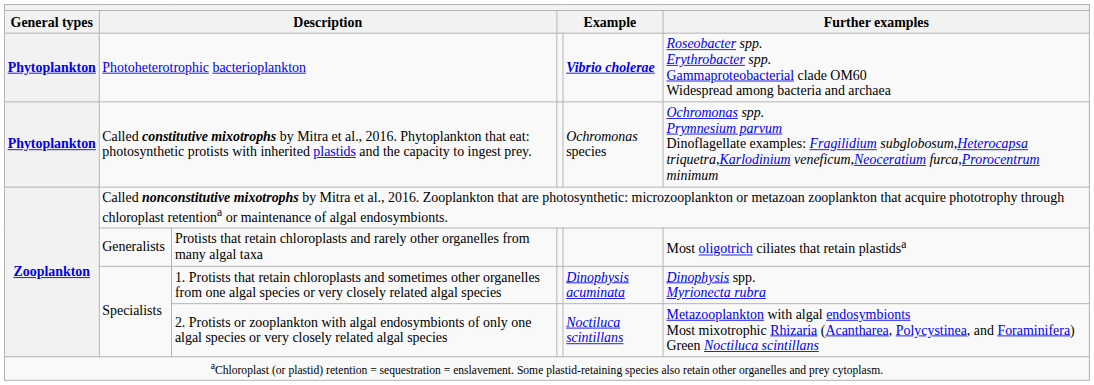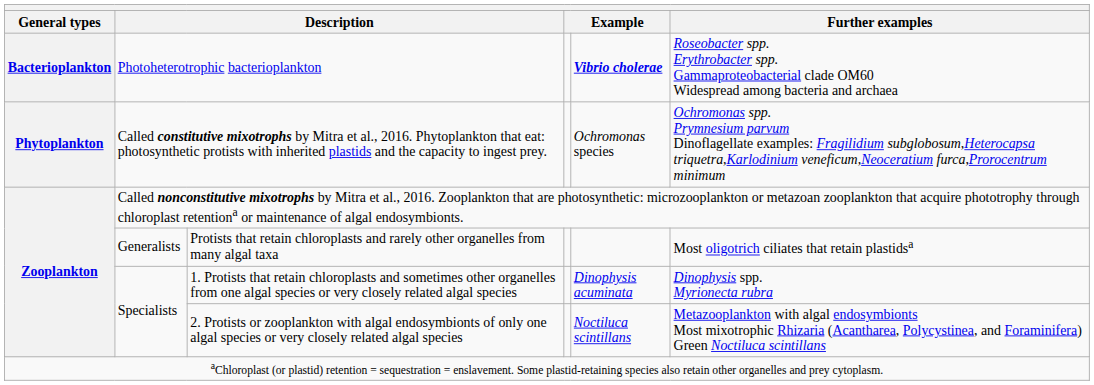(52, 67) Phytoplankton -> (59, 67) Bacterioplankton
